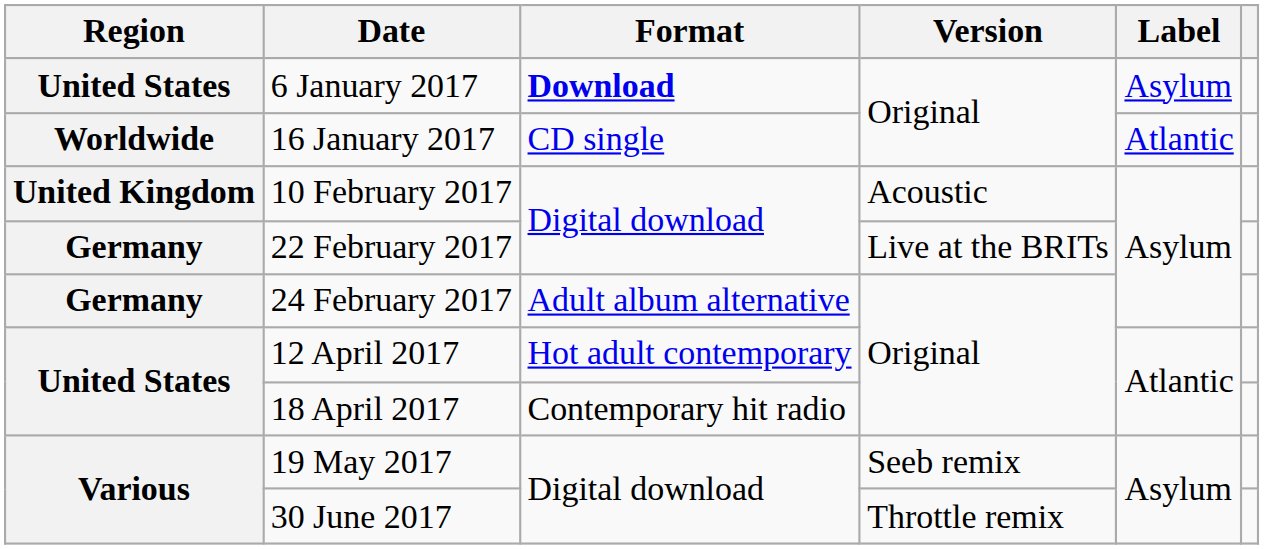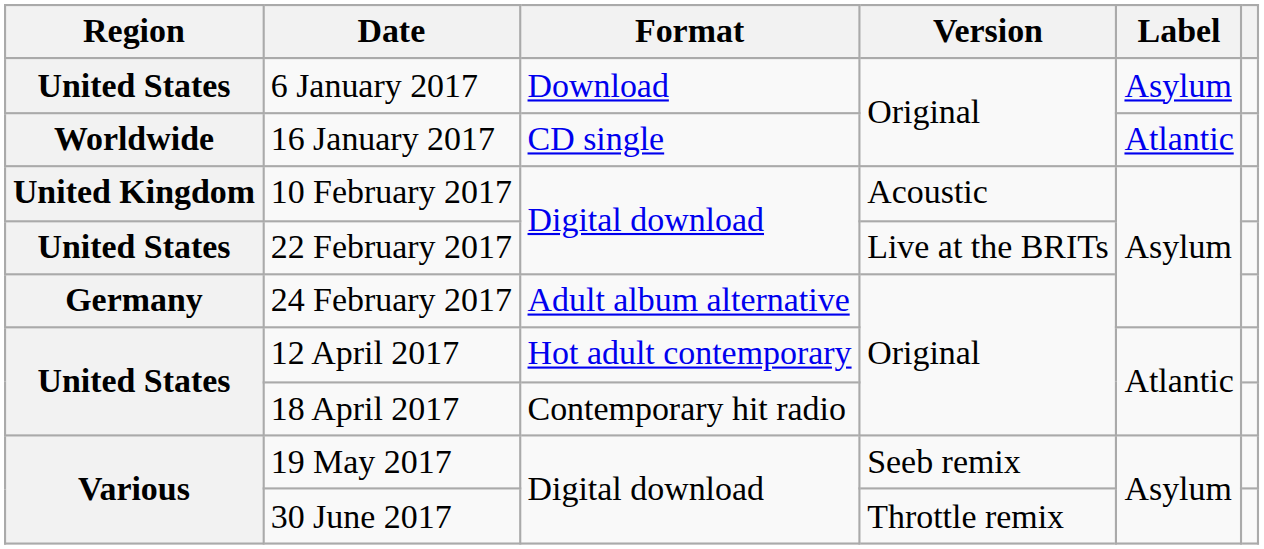(601, 85) bold -> (598, 85) normal
(134, 246) Germany -> (134, 246) United States
